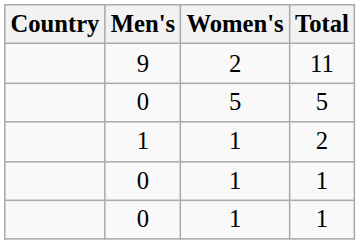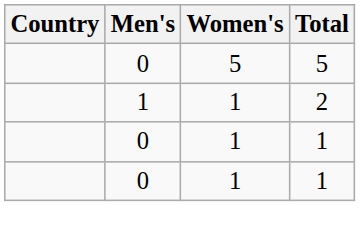- row: (143, 63)
